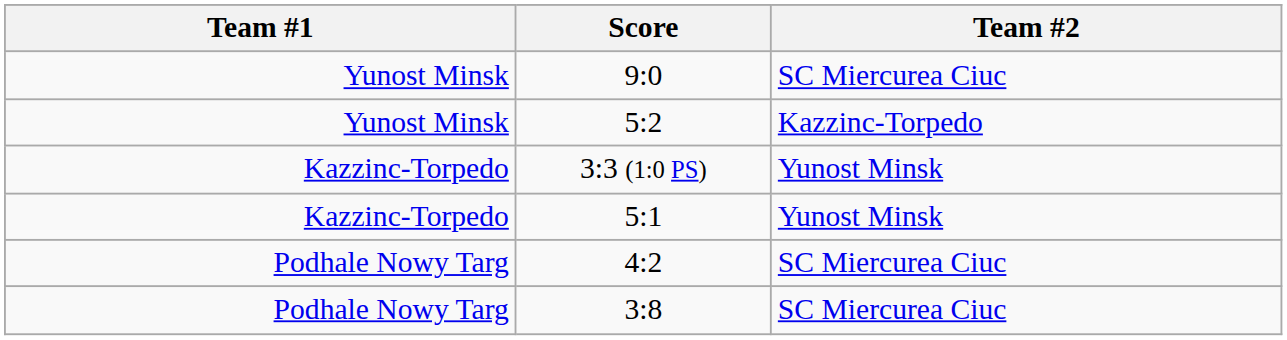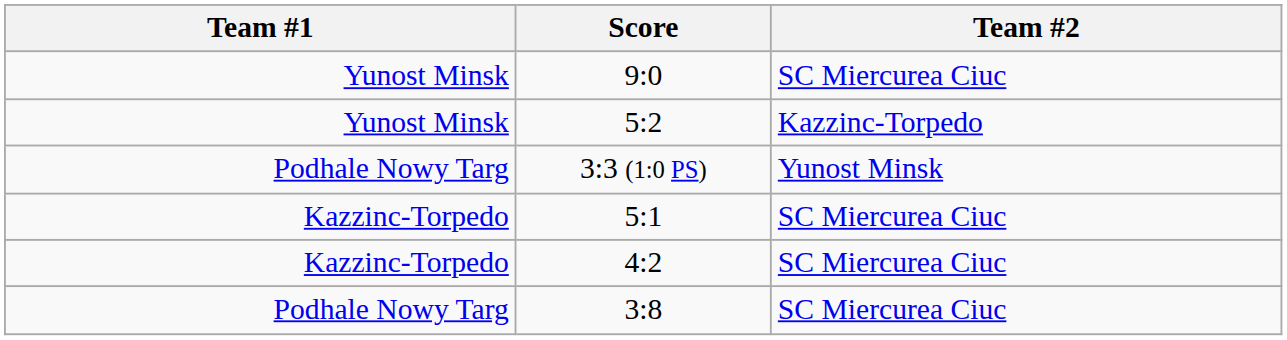(406, 168) Kazzinc-Torpedo -> (391, 168) Podhale Nowy Targ
(861, 215) Yunost Minsk -> (892, 215) SC Miercurea Ciuc
(391, 262) Podhale Nowy Targ -> (406, 262) Kazzinc-Torpedo
